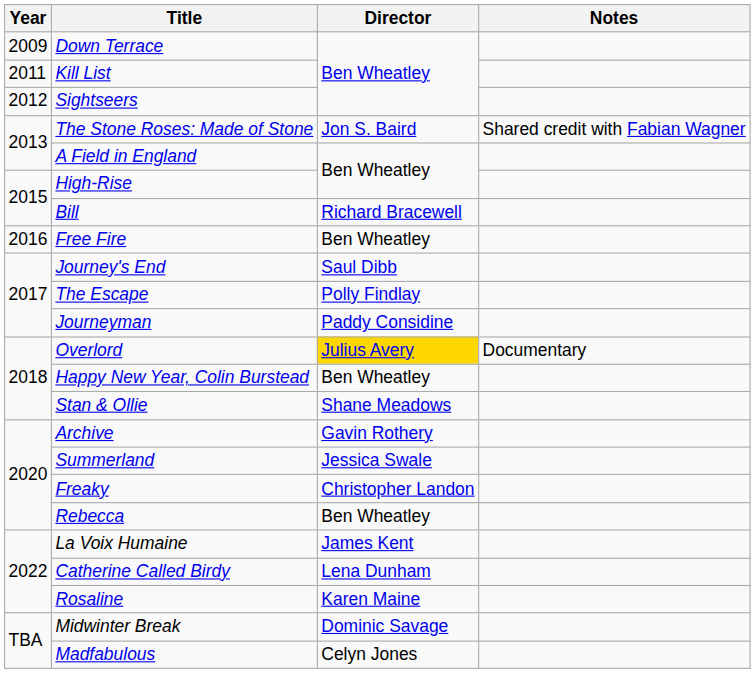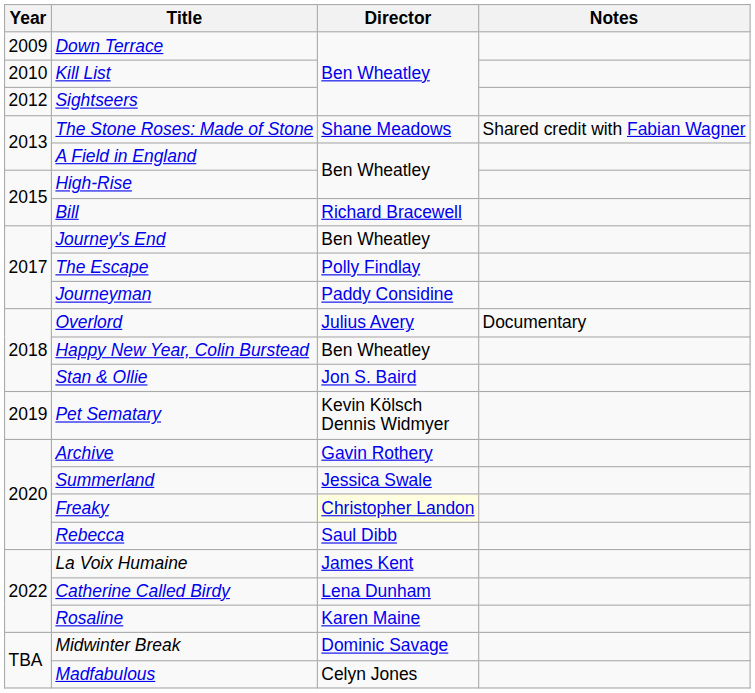(27, 73) 2011 -> (28, 73) 2010
(369, 128) Jon S. Baird -> (386, 128) Shane Meadows
- row: (91, 239)
(359, 267) Saul Dibb -> (376, 239) Ben Wheatley
(368, 350) gold background -> (368, 322) no background
(386, 405) Shane Meadows -> (369, 377) Jon S. Baird
+ row: (108, 415)
(398, 488) no background -> (398, 508) lightyellow background
(376, 516) Ben Wheatley -> (359, 535) Saul Dibb
